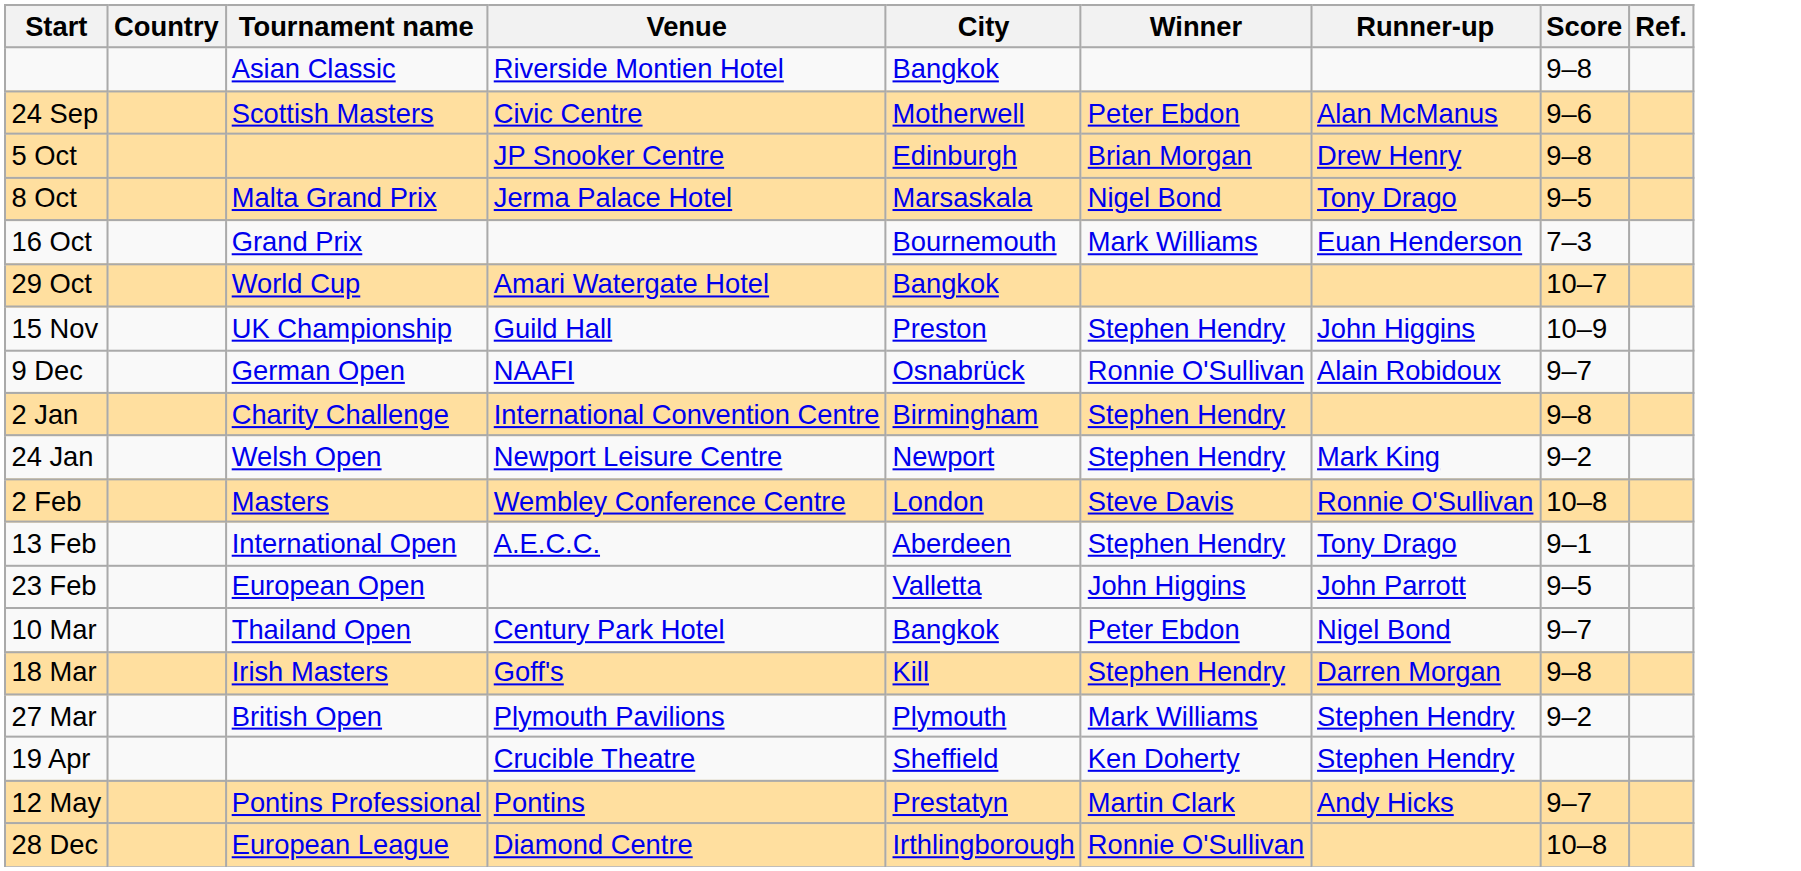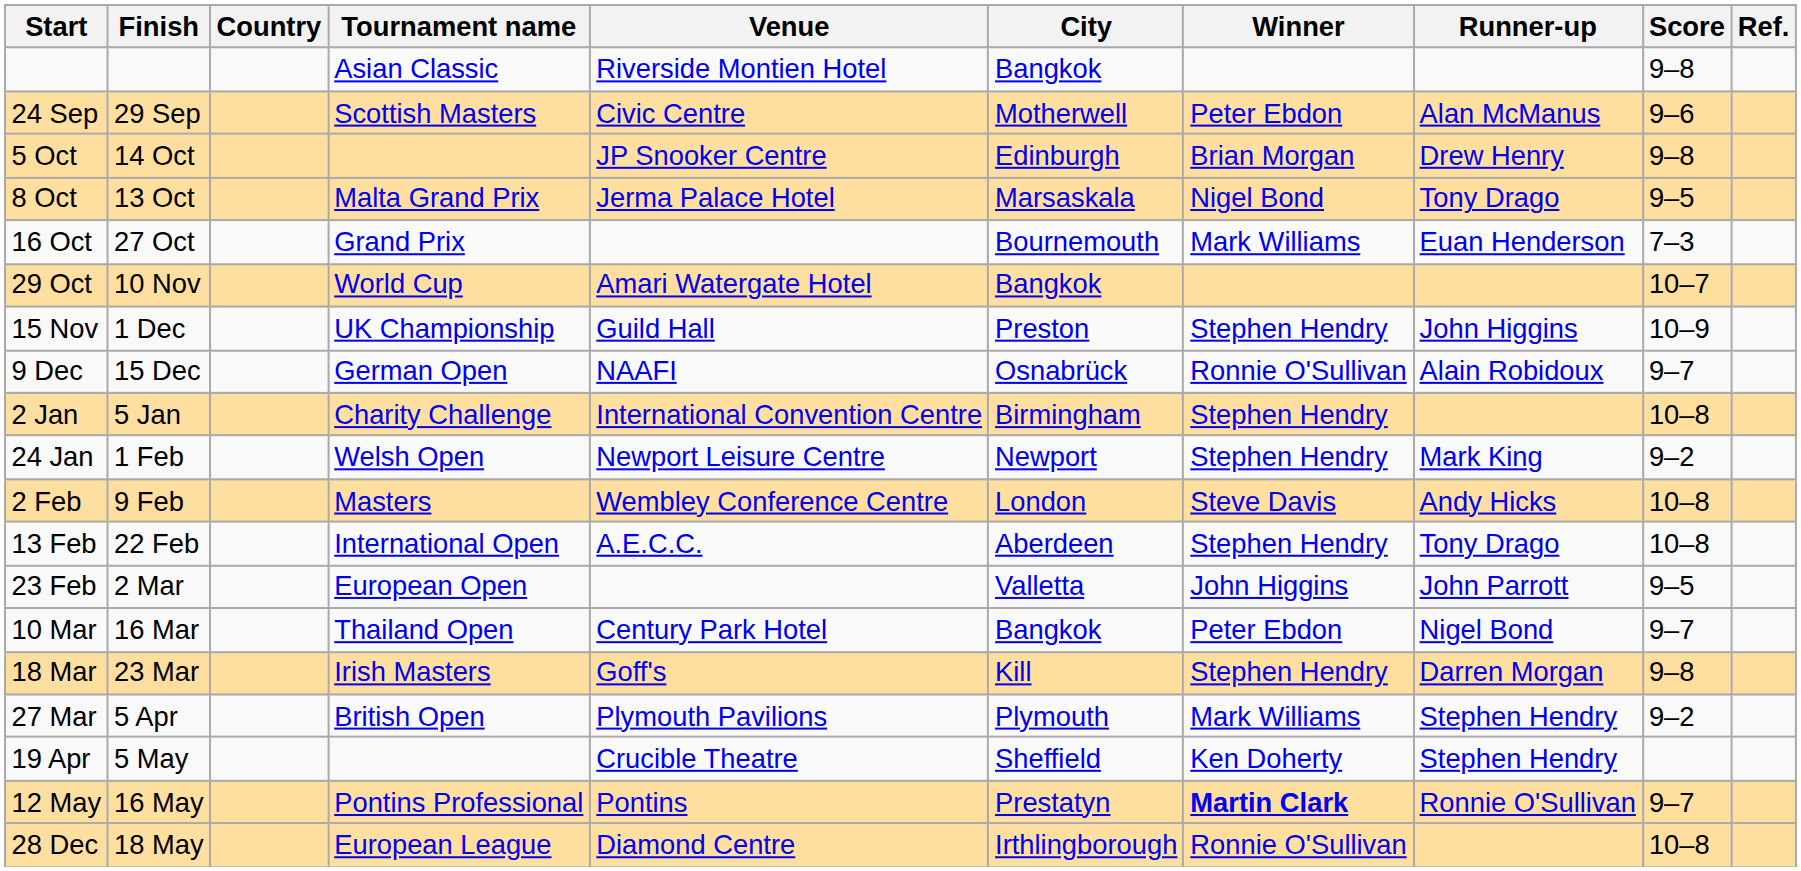+ column: (159, 26)
(1569, 414) 9–8 -> (1679, 414) 10–8
(1425, 500) Ronnie O'Sullivan -> (1488, 500) Andy Hicks
(1569, 543) 9–1 -> (1679, 543) 10–8
(1161, 802) normal -> (1269, 802) bold
(1385, 802) Andy Hicks -> (1528, 802) Ronnie O'Sullivan
